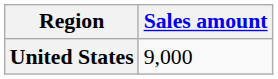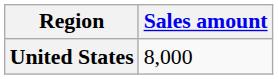(168, 56) 9,000 -> (168, 56) 8,000
